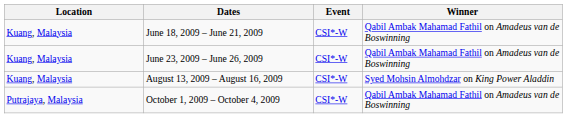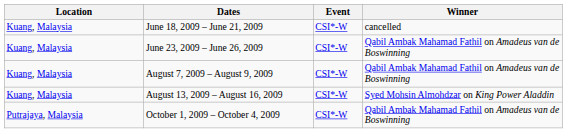(462, 32) Qabil Ambak Mahamad Fathil on Amadeus van de Boswinning -> (383, 27) cancelled
+ row: (209, 73)
